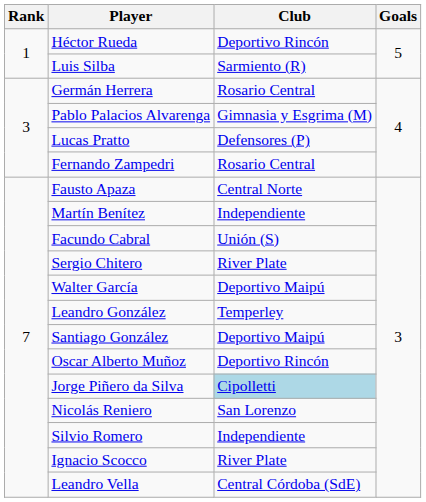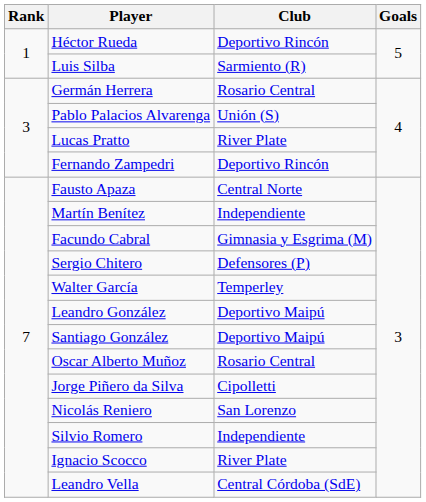(295, 115) Gimnasia y Esgrima (M) -> (248, 115) Unión (S)
(264, 139) Defensores (P) -> (252, 139) River Plate
(266, 164) Rosario Central -> (273, 164) Deportivo Rincón
(248, 238) Unión (S) -> (295, 238) Gimnasia y Esgrima (M)
(252, 262) River Plate -> (264, 262) Defensores (P)
(271, 287) Deportivo Maipú -> (250, 287) Temperley
(250, 312) Temperley -> (271, 312) Deportivo Maipú
(273, 361) Deportivo Rincón -> (266, 361) Rosario Central
(247, 386) lightblue background -> (247, 386) no background
